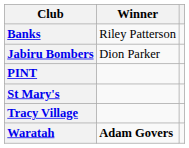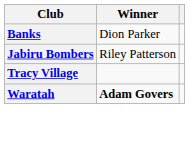(138, 34) Riley Patterson -> (130, 34) Dion Parker
(130, 53) Dion Parker -> (138, 53) Riley Patterson
- row: (22, 73)
- row: (33, 93)
